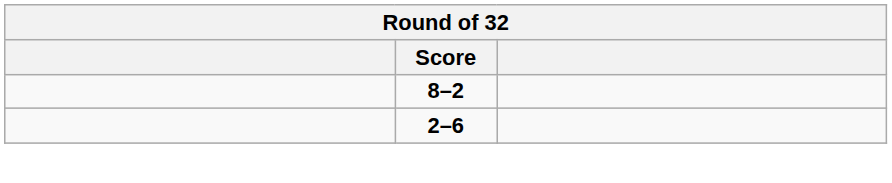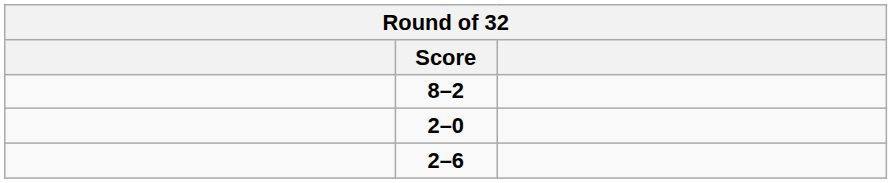+ row: (446, 126)
